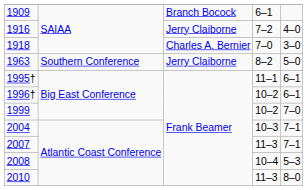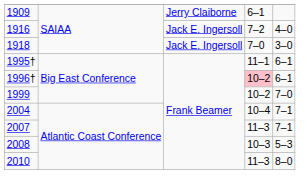(201, 12) Branch Bocock -> (201, 12) Jerry Claiborne
(201, 29) Jerry Claiborne -> (204, 29) Jack E. Ingersoll
(208, 45) Charles A. Bernier -> (204, 45) Jack E. Ingersoll
- row: (18, 62)
(267, 95) no background -> (259, 78) pink background
(267, 128) 10–3 -> (259, 111) 10–4
(267, 161) 10–4 -> (259, 144) 10–3
